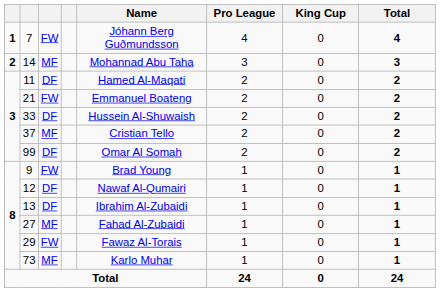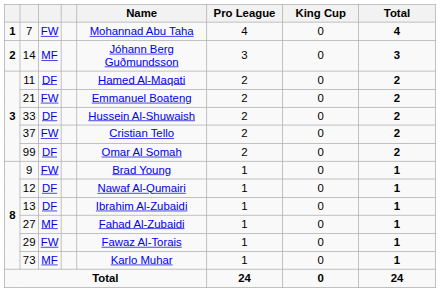(142, 37) Jóhann Berg Guðmundsson -> (142, 31) Mohannad Abu Taha
(142, 62) Mohannad Abu Taha -> (142, 55) Jóhann Berg Guðmundsson
(50, 134) MF -> (50, 134) FW
